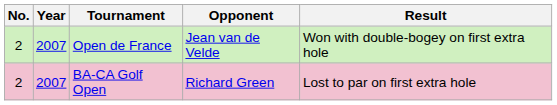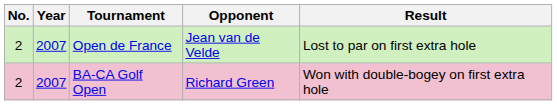(414, 45) Won with double-bogey on first extra hole -> (390, 45) Lost to par on first extra hole
(390, 82) Lost to par on first extra hole -> (414, 82) Won with double-bogey on first extra hole
